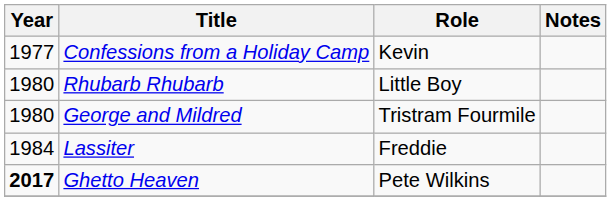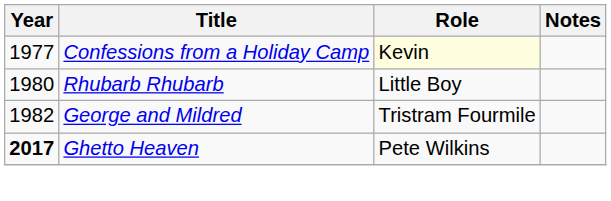(404, 52) no background -> (404, 52) lightyellow background
(32, 116) 1980 -> (32, 116) 1982
- row: (99, 148)
